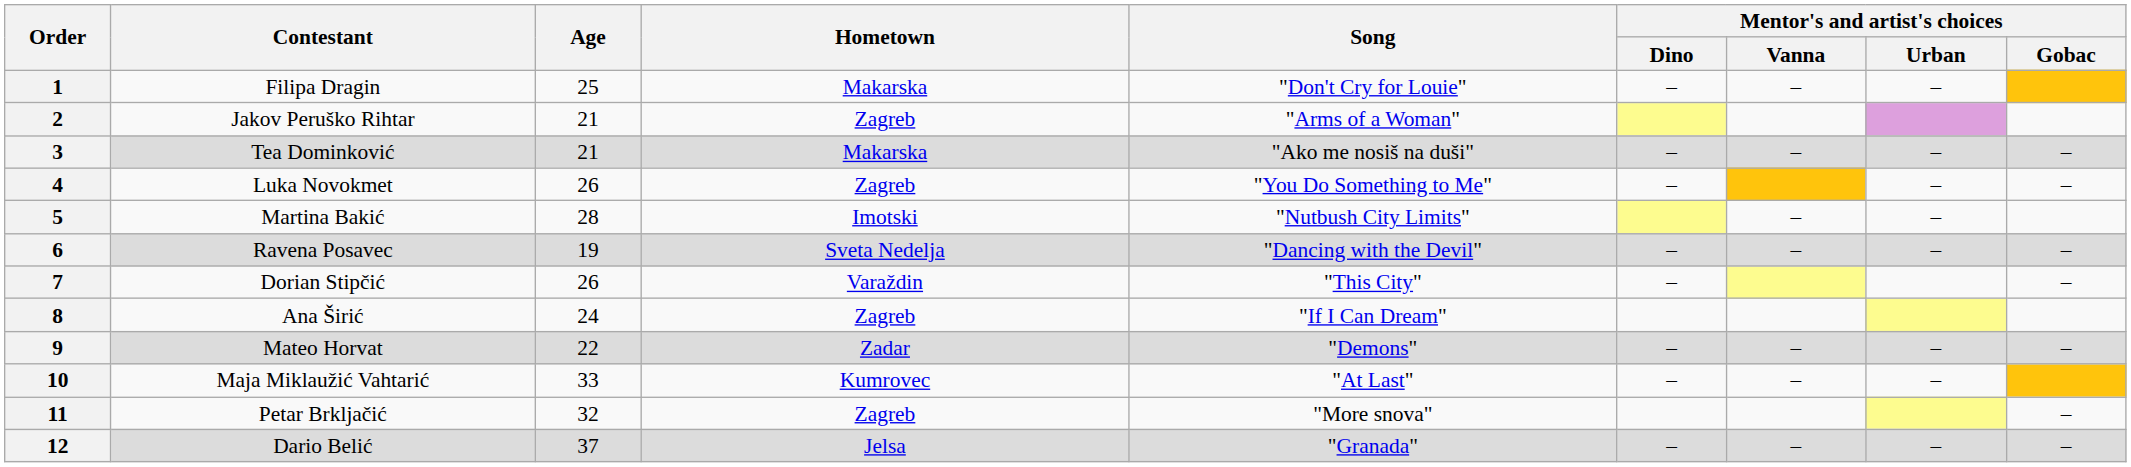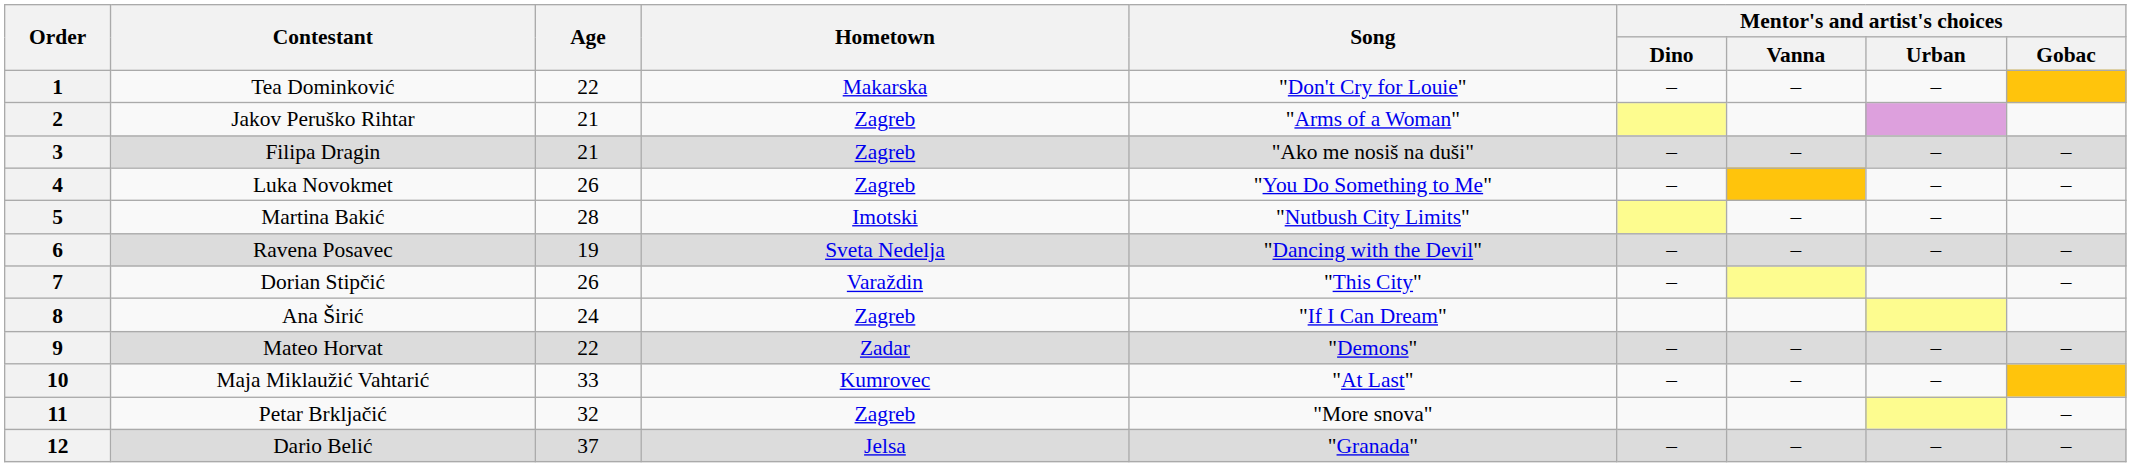(323, 86) Filipa Dragin -> (323, 86) Tea Dominković
(588, 86) 25 -> (588, 86) 22
(323, 152) Tea Dominković -> (323, 152) Filipa Dragin
(885, 152) Makarska -> (885, 152) Zagreb
